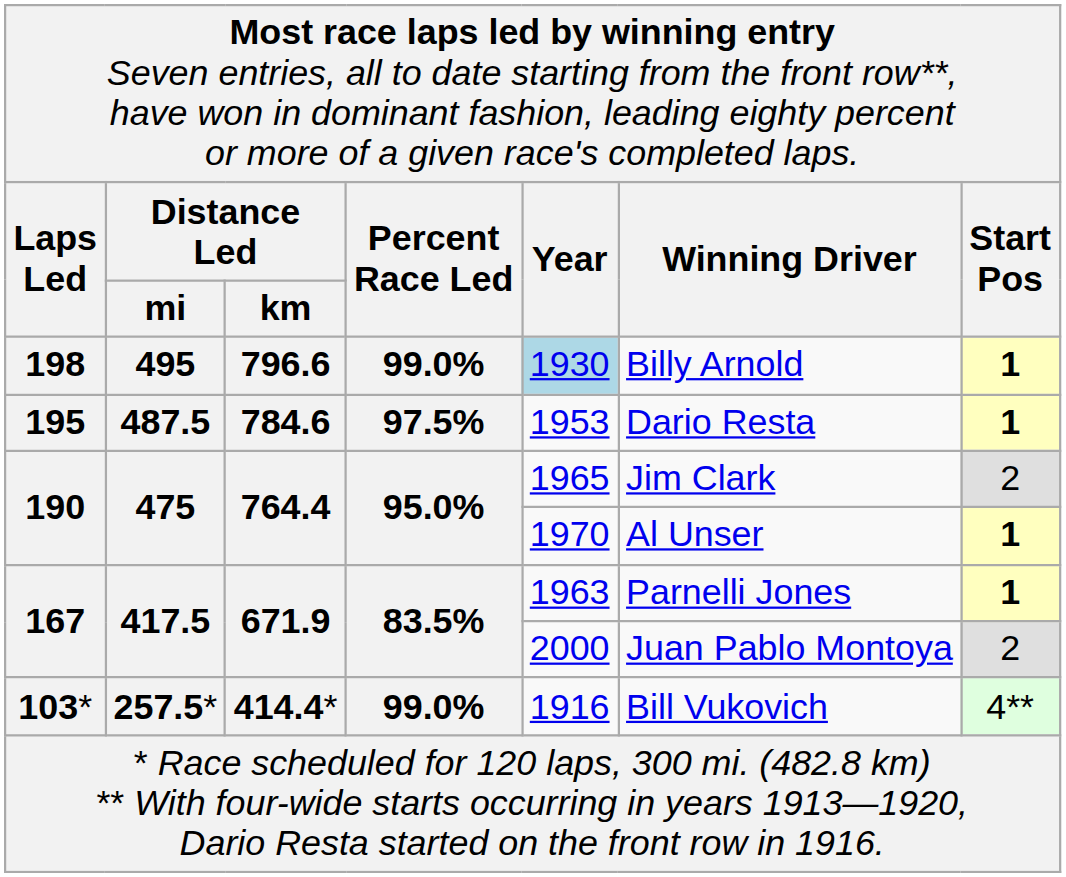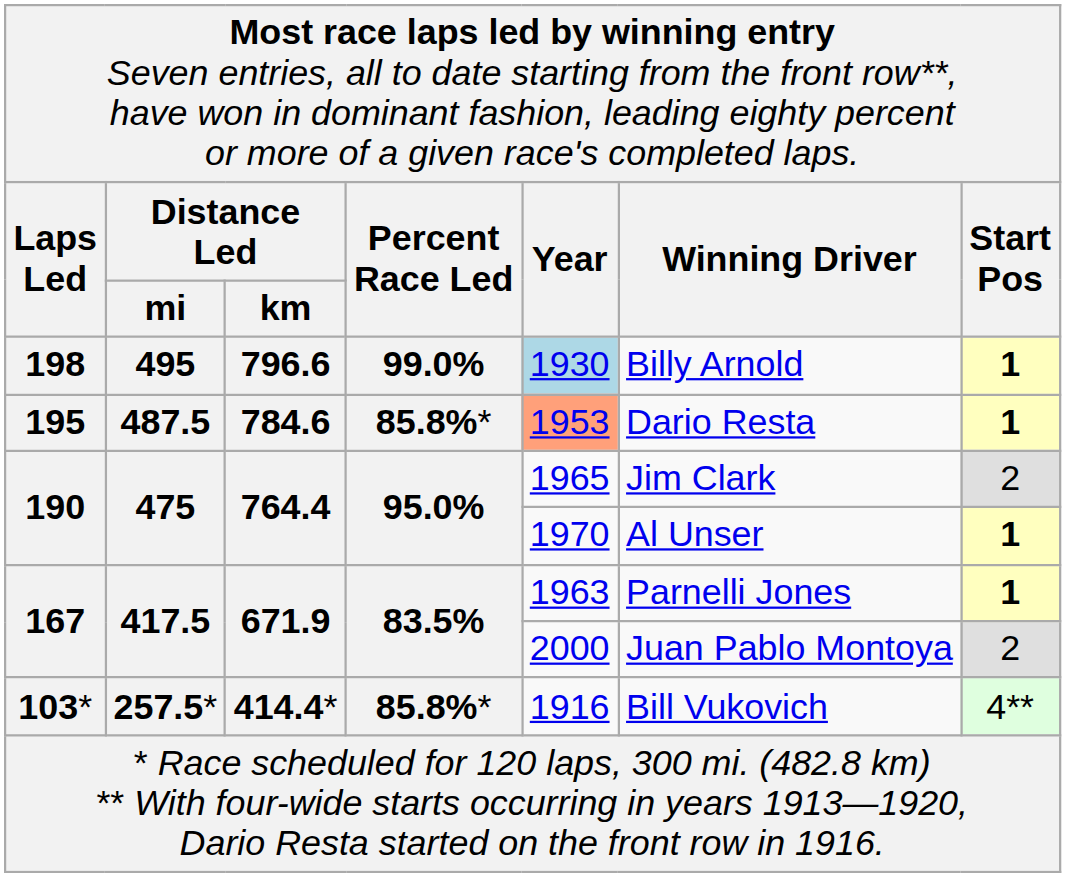(434, 421) 97.5% -> (434, 421) 85.8%*
(570, 421) no background -> (570, 421) lightsalmon background
(434, 705) 99.0% -> (434, 705) 85.8%*
